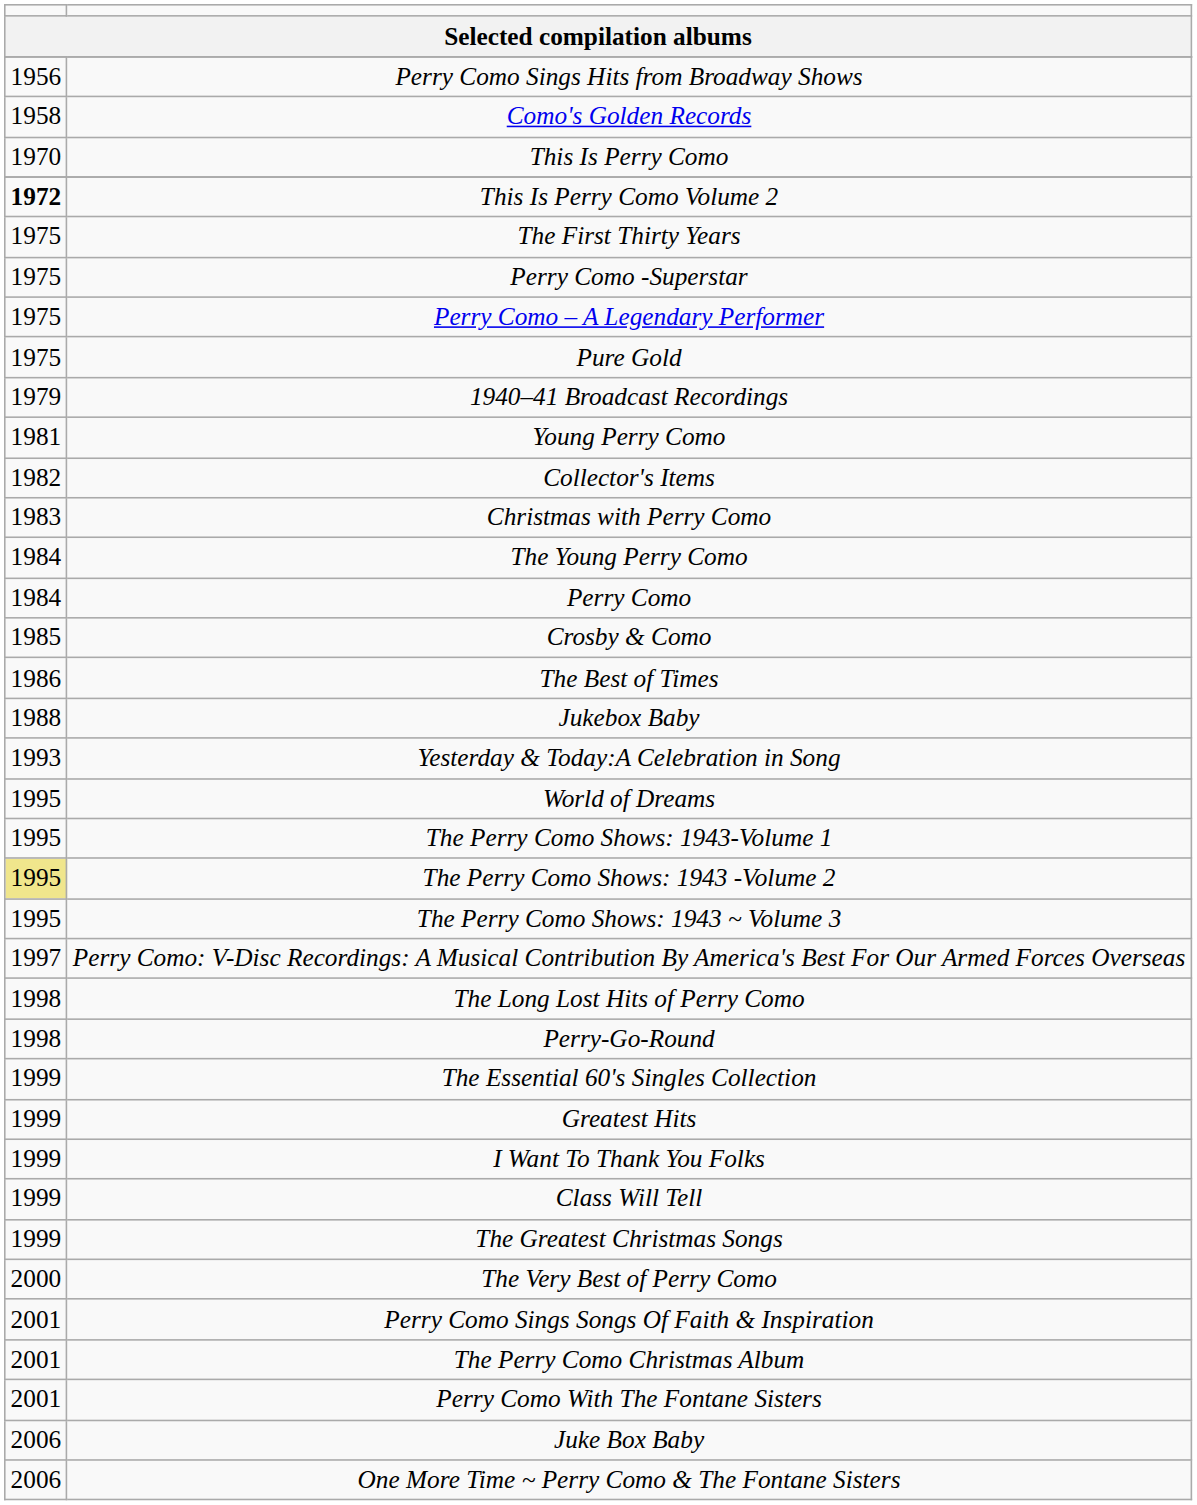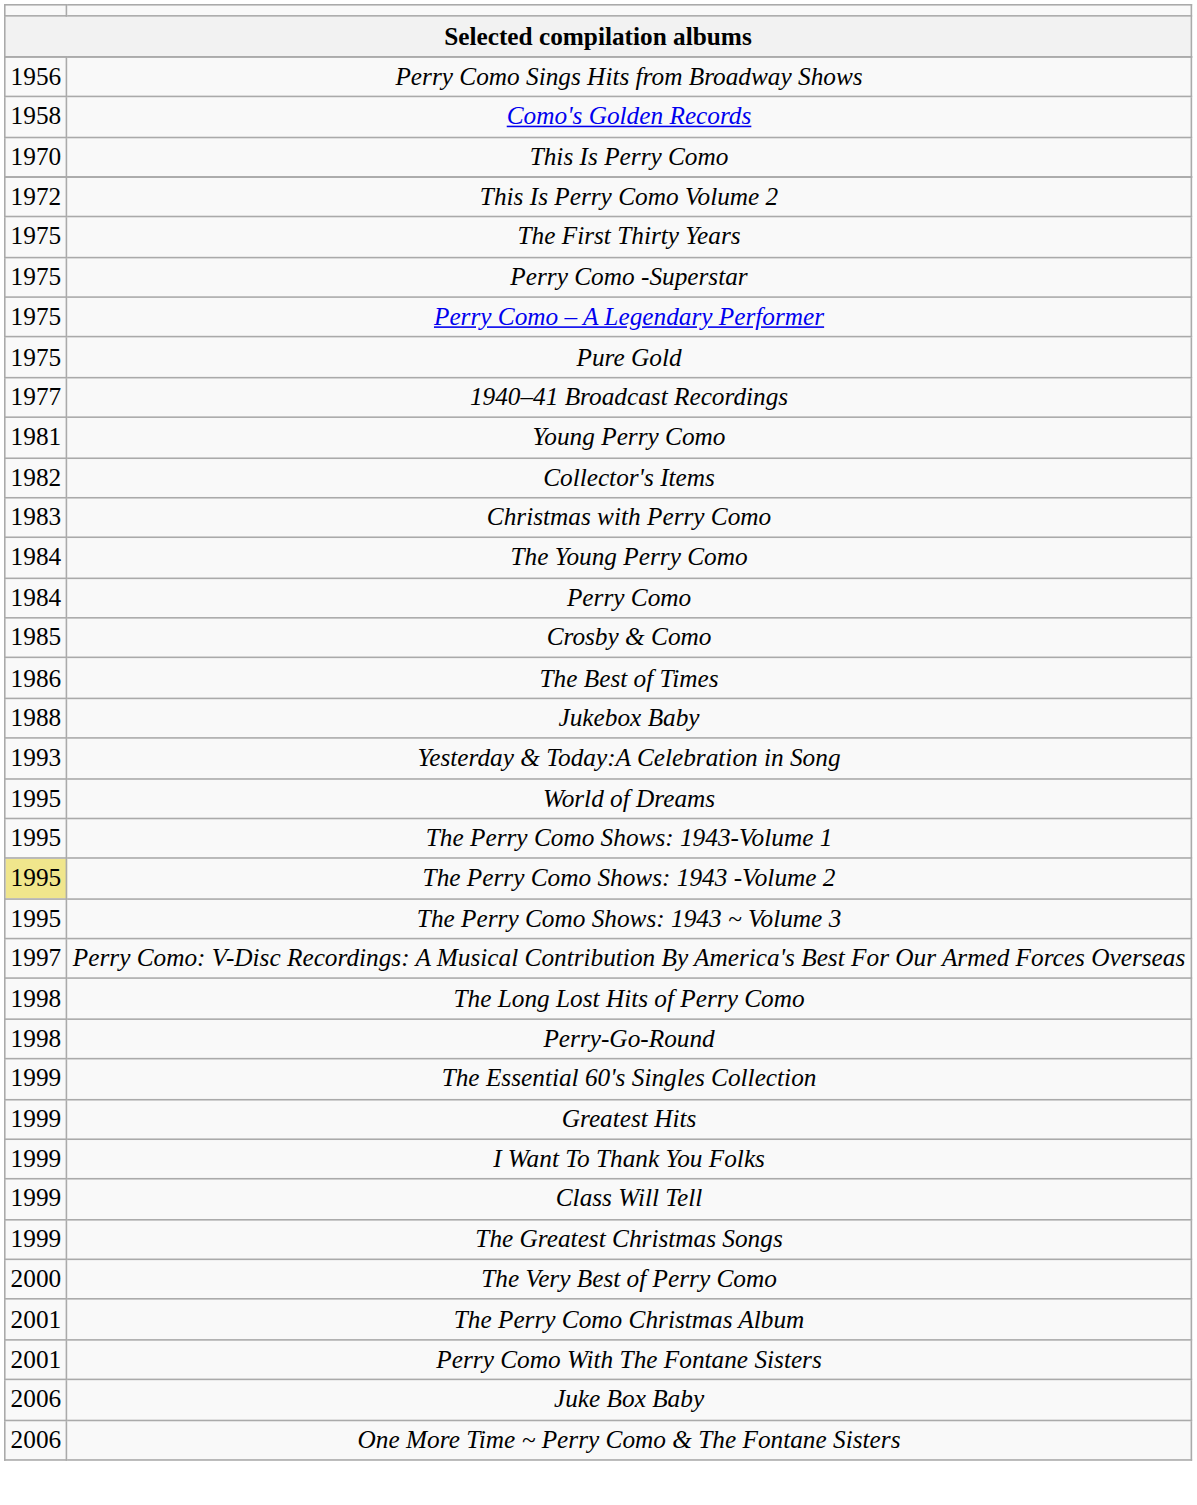(36, 196) bold -> (36, 196) normal
(36, 397) 1979 -> (36, 397) 1977
- row: (629, 1319)
